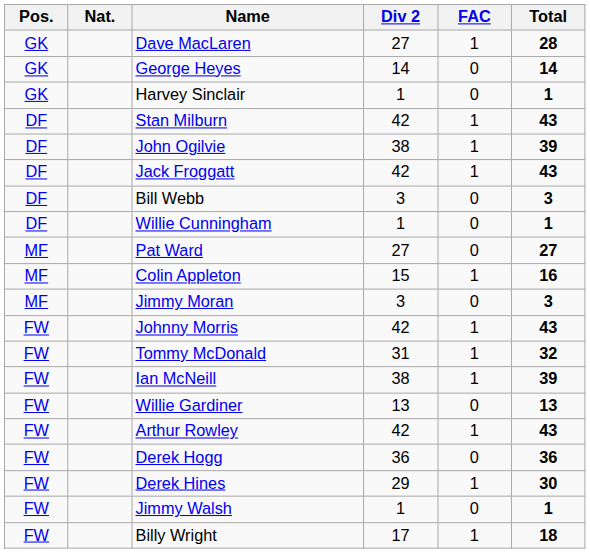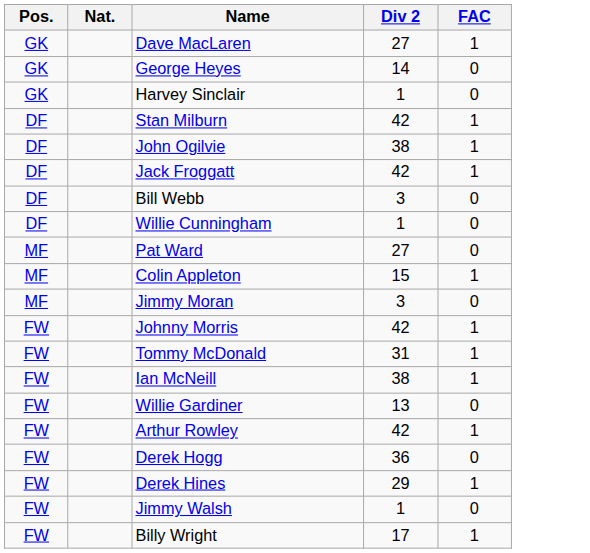- column: (548, 17)
